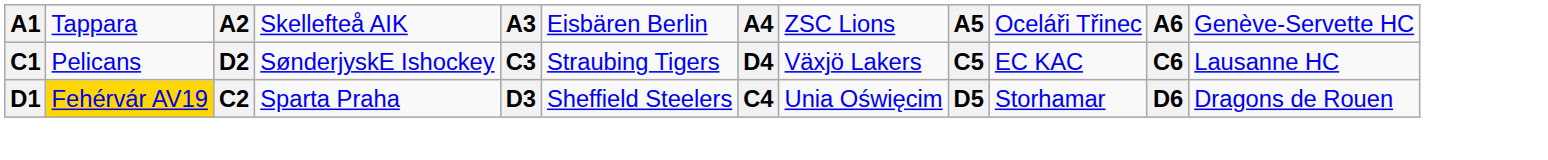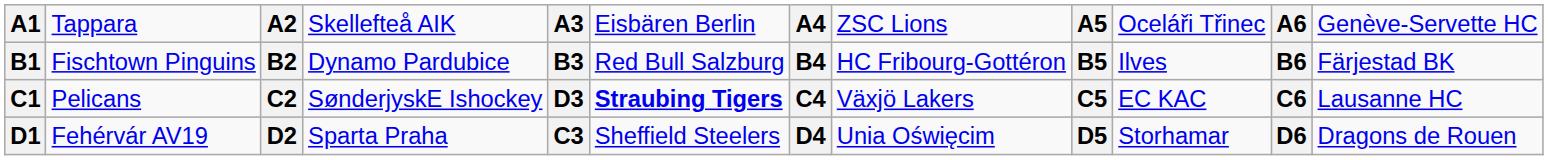+ row: (25, 61)
(234, 61) D2 -> (282, 99) C2
(521, 61) C3 -> (569, 99) D3
(633, 61) normal -> (689, 99) bold
(758, 61) D4 -> (811, 99) C4
(130, 99) gold background -> (130, 136) no background
(234, 99) C2 -> (282, 136) D2
(521, 99) D3 -> (569, 136) C3
(758, 99) C4 -> (811, 136) D4
